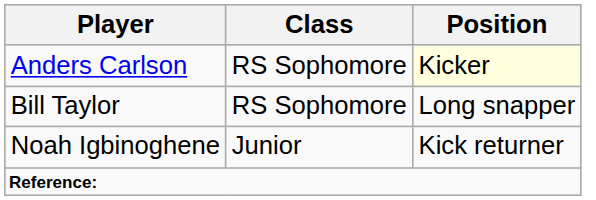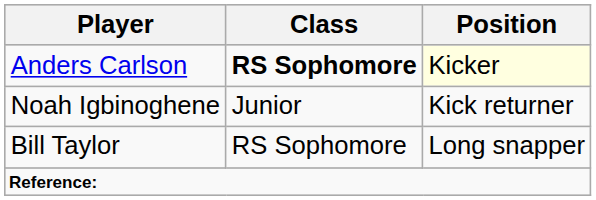(319, 65) normal -> (324, 65) bold
rows swapped: (65, 106) <-> (115, 146)
